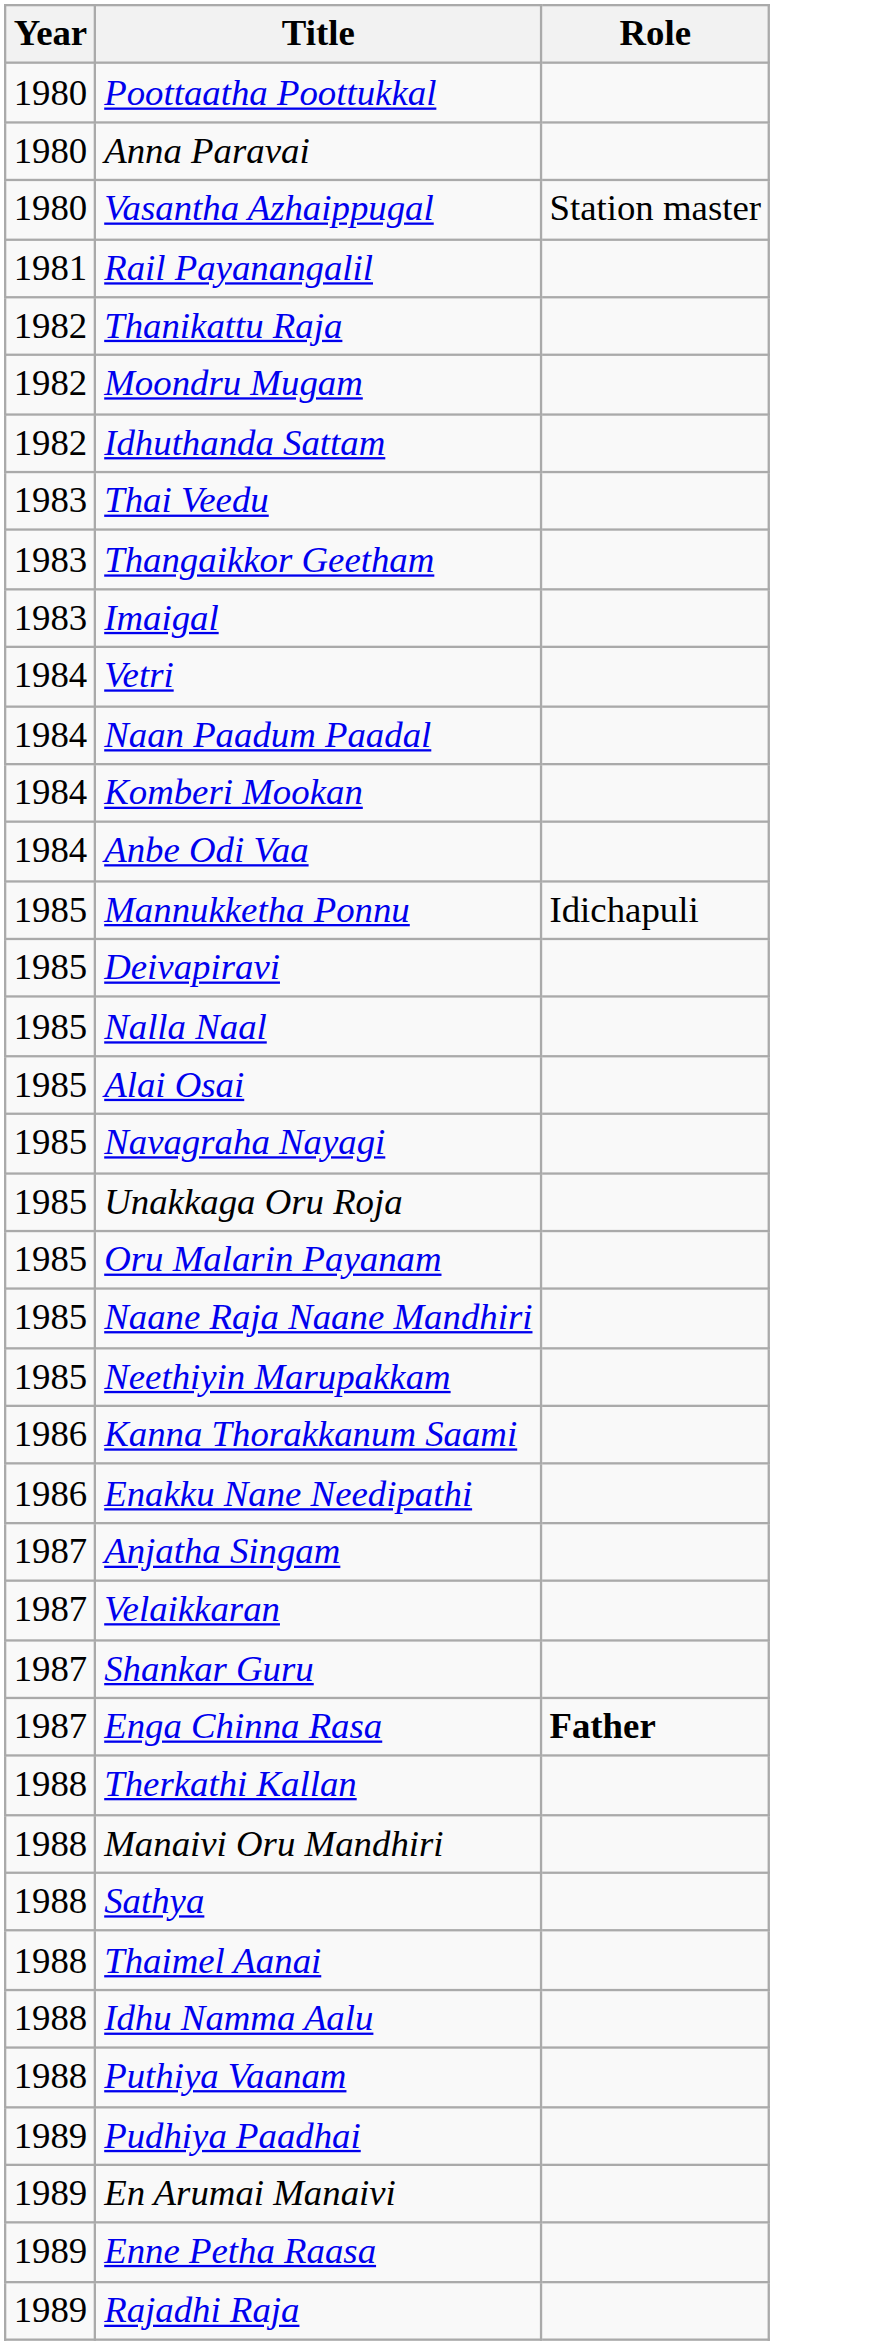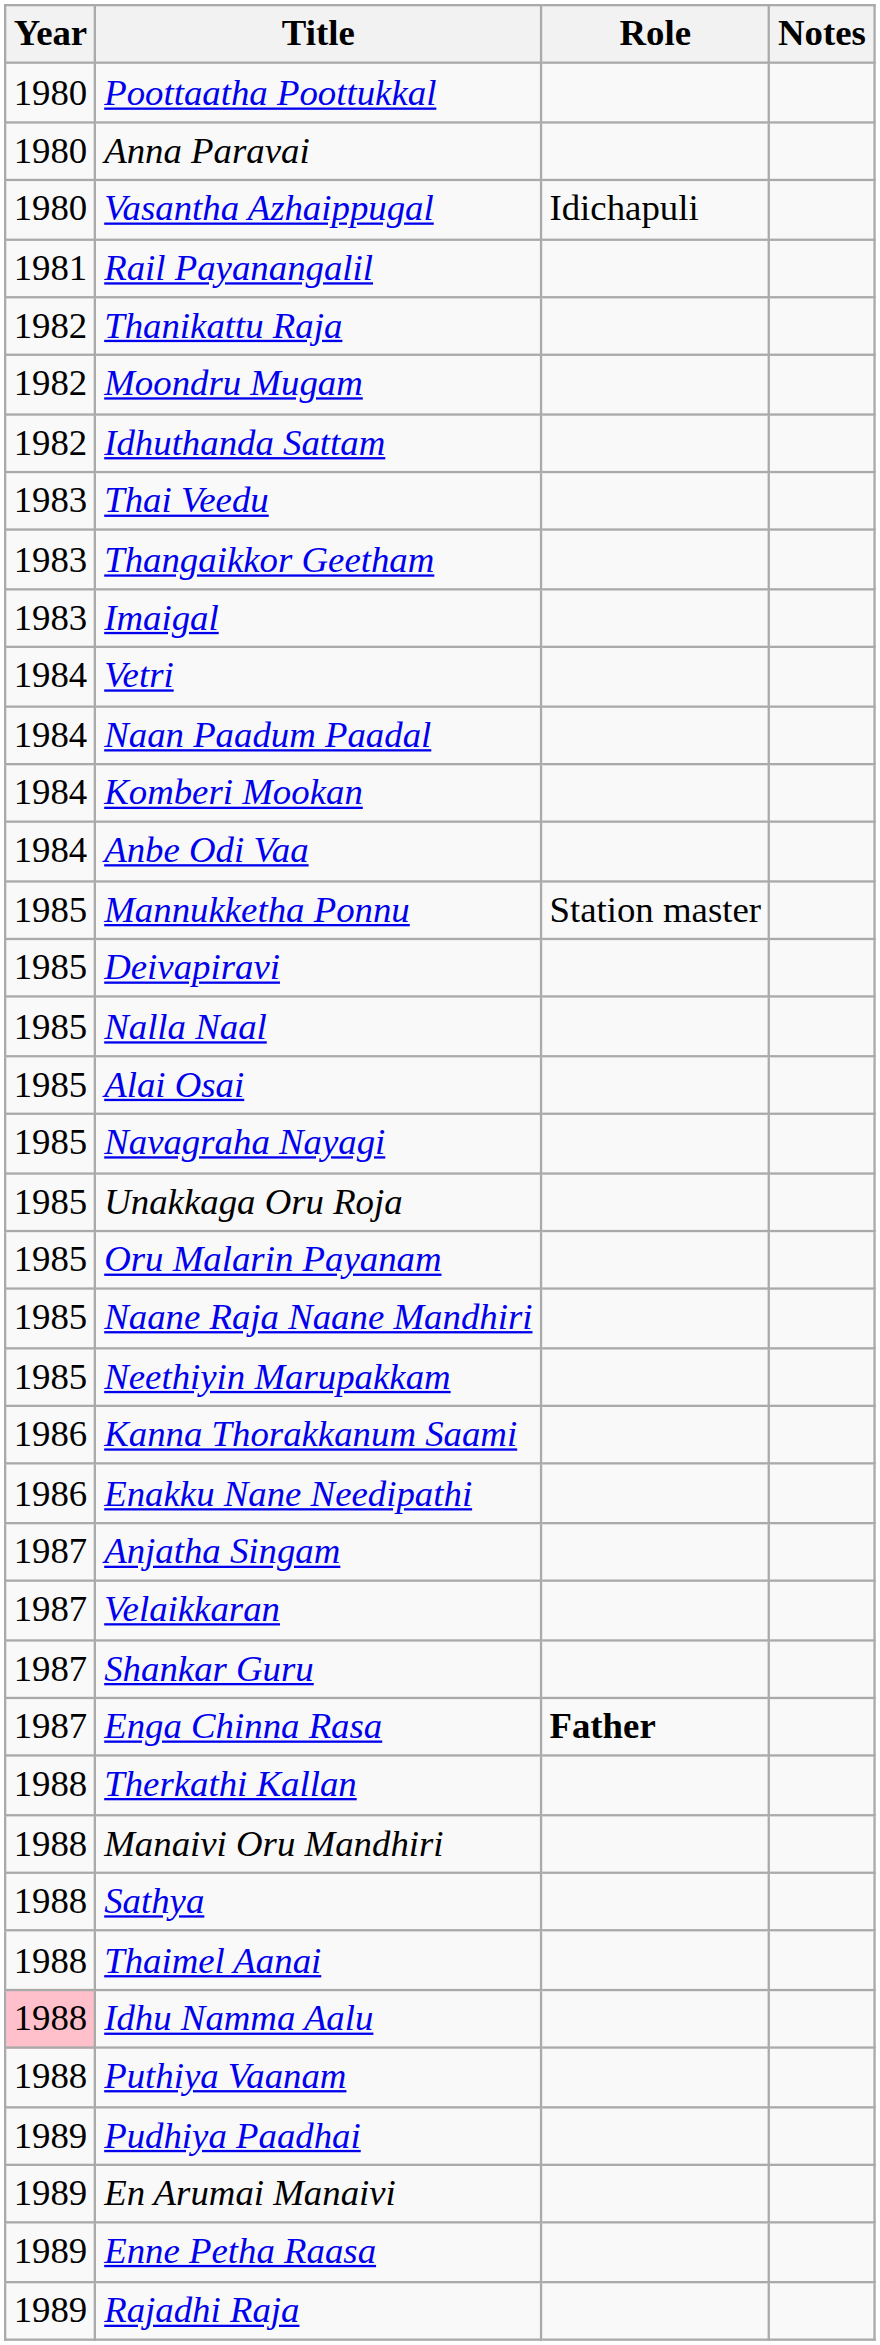+ column: (822, 33)
(655, 208) Station master -> (624, 208) Idichapuli
(624, 909) Idichapuli -> (655, 909) Station master
(50, 2018) no background -> (50, 2018) pink background
